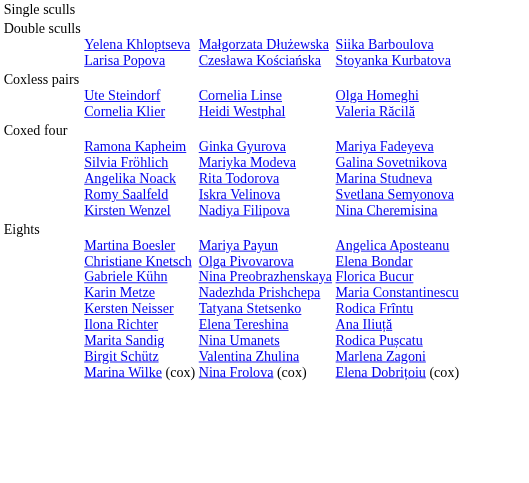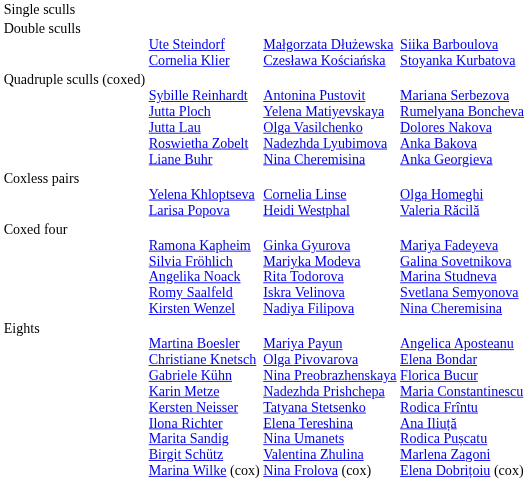(137, 52) Yelena Khloptseva Larisa Popova -> (189, 52) Ute Steindorf Cornelia Klier
+ row: (74, 80)
(125, 103) Ute Steindorf Cornelia Klier -> (202, 202) Yelena Khloptseva Larisa Popova
